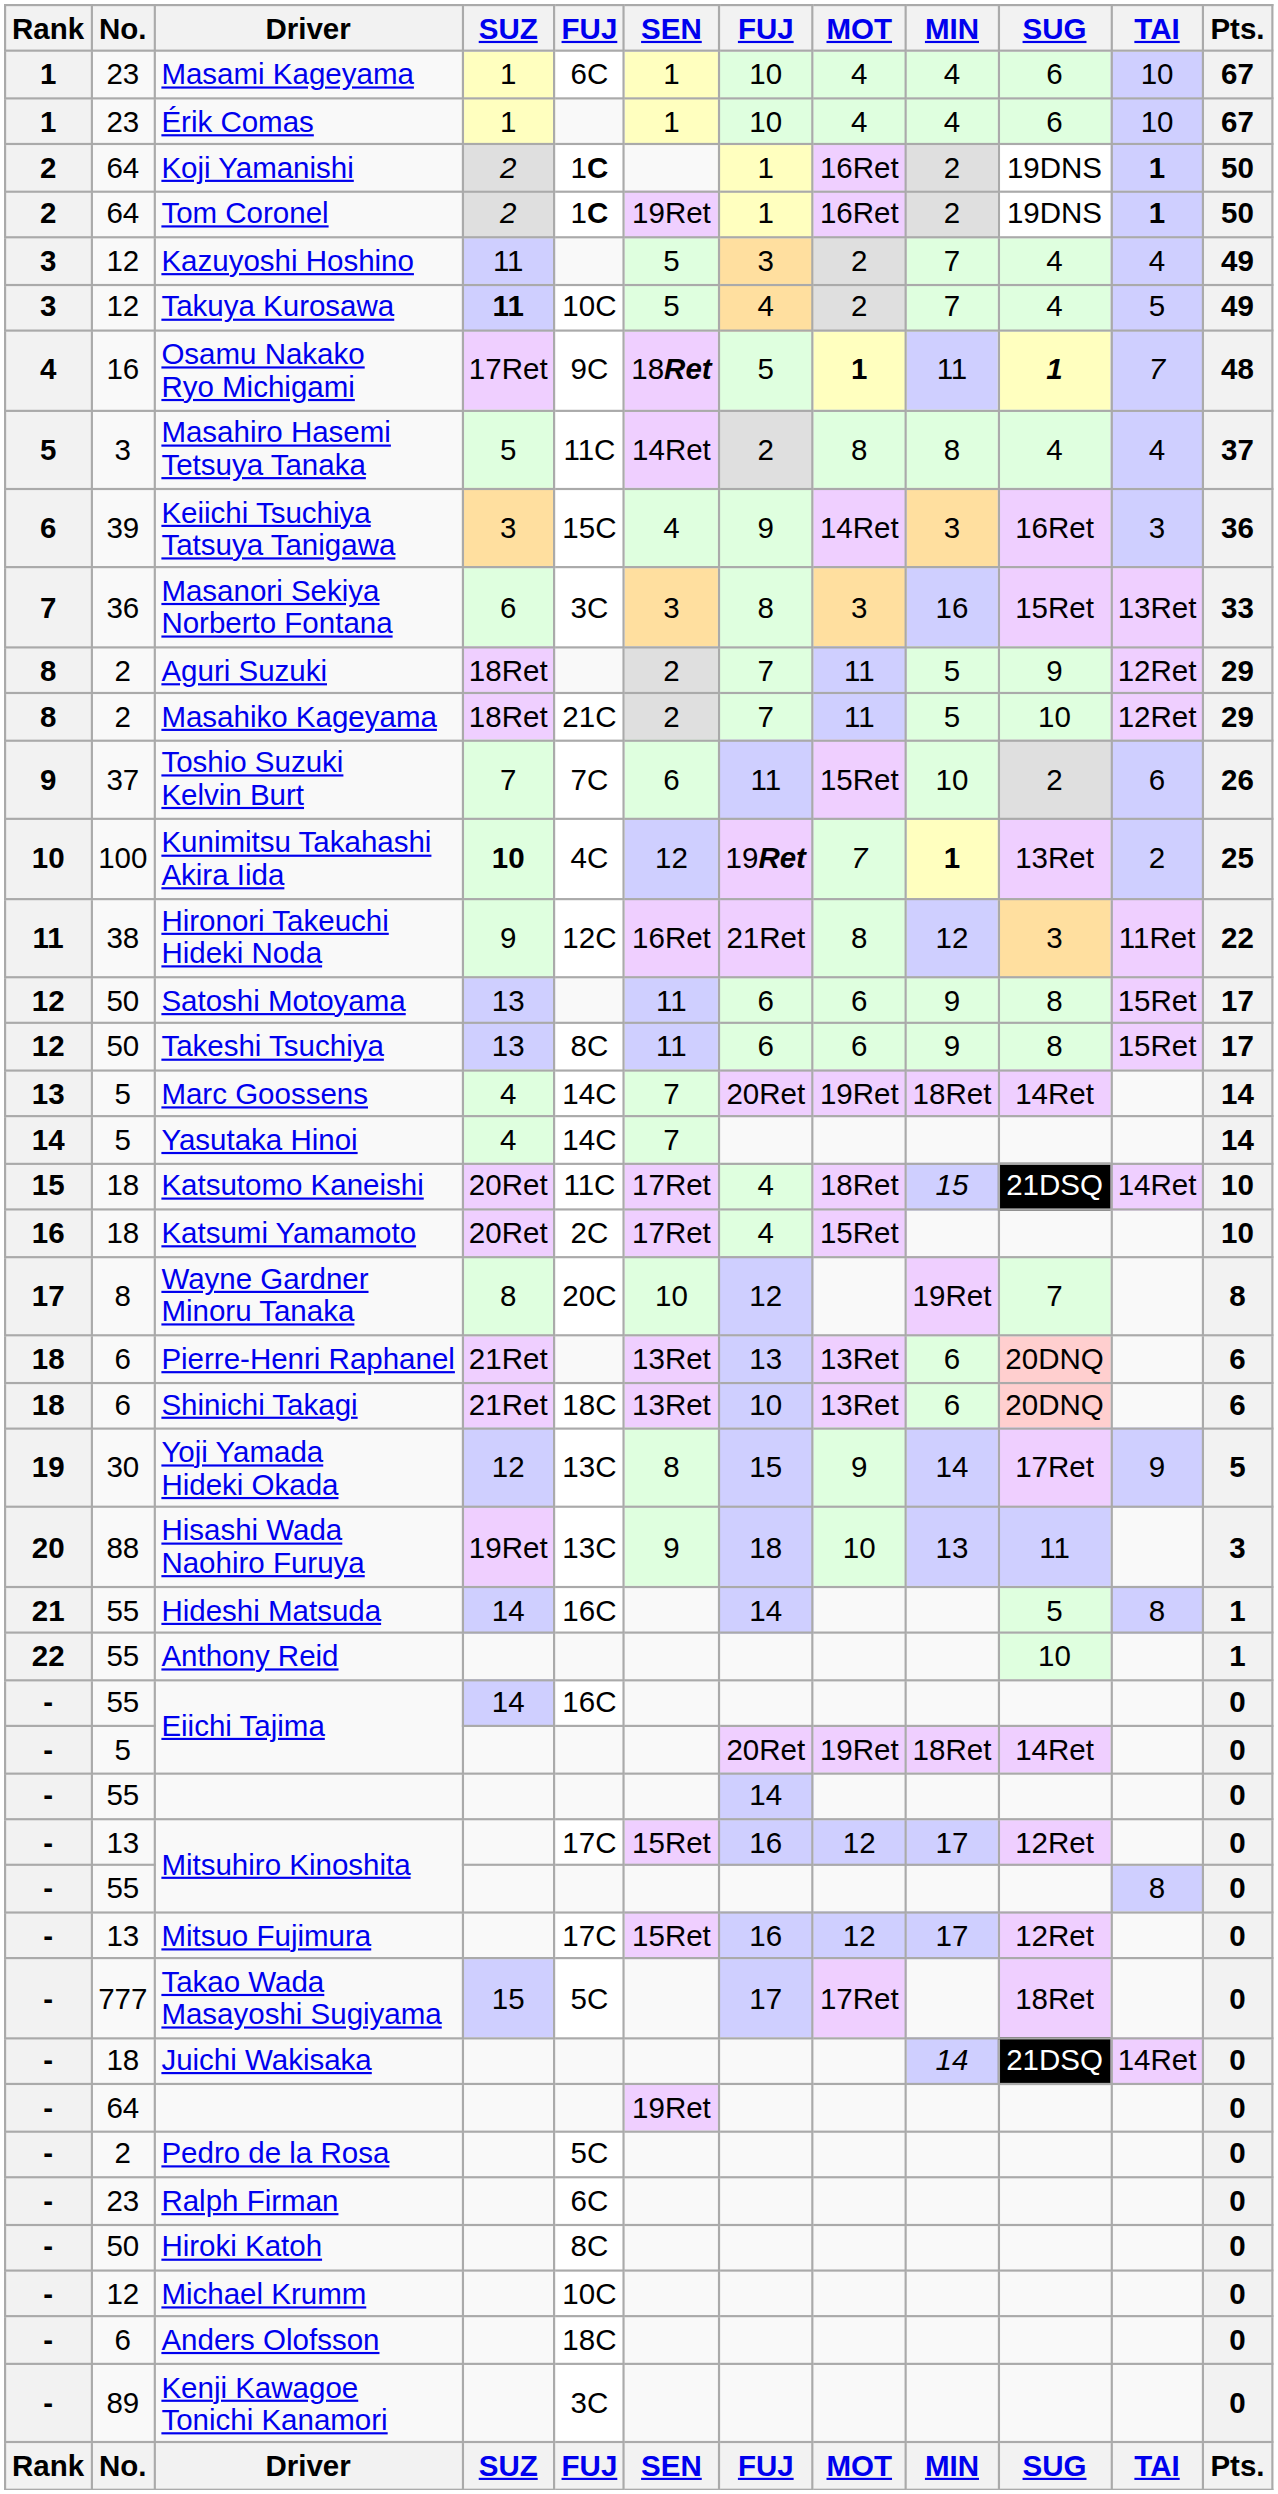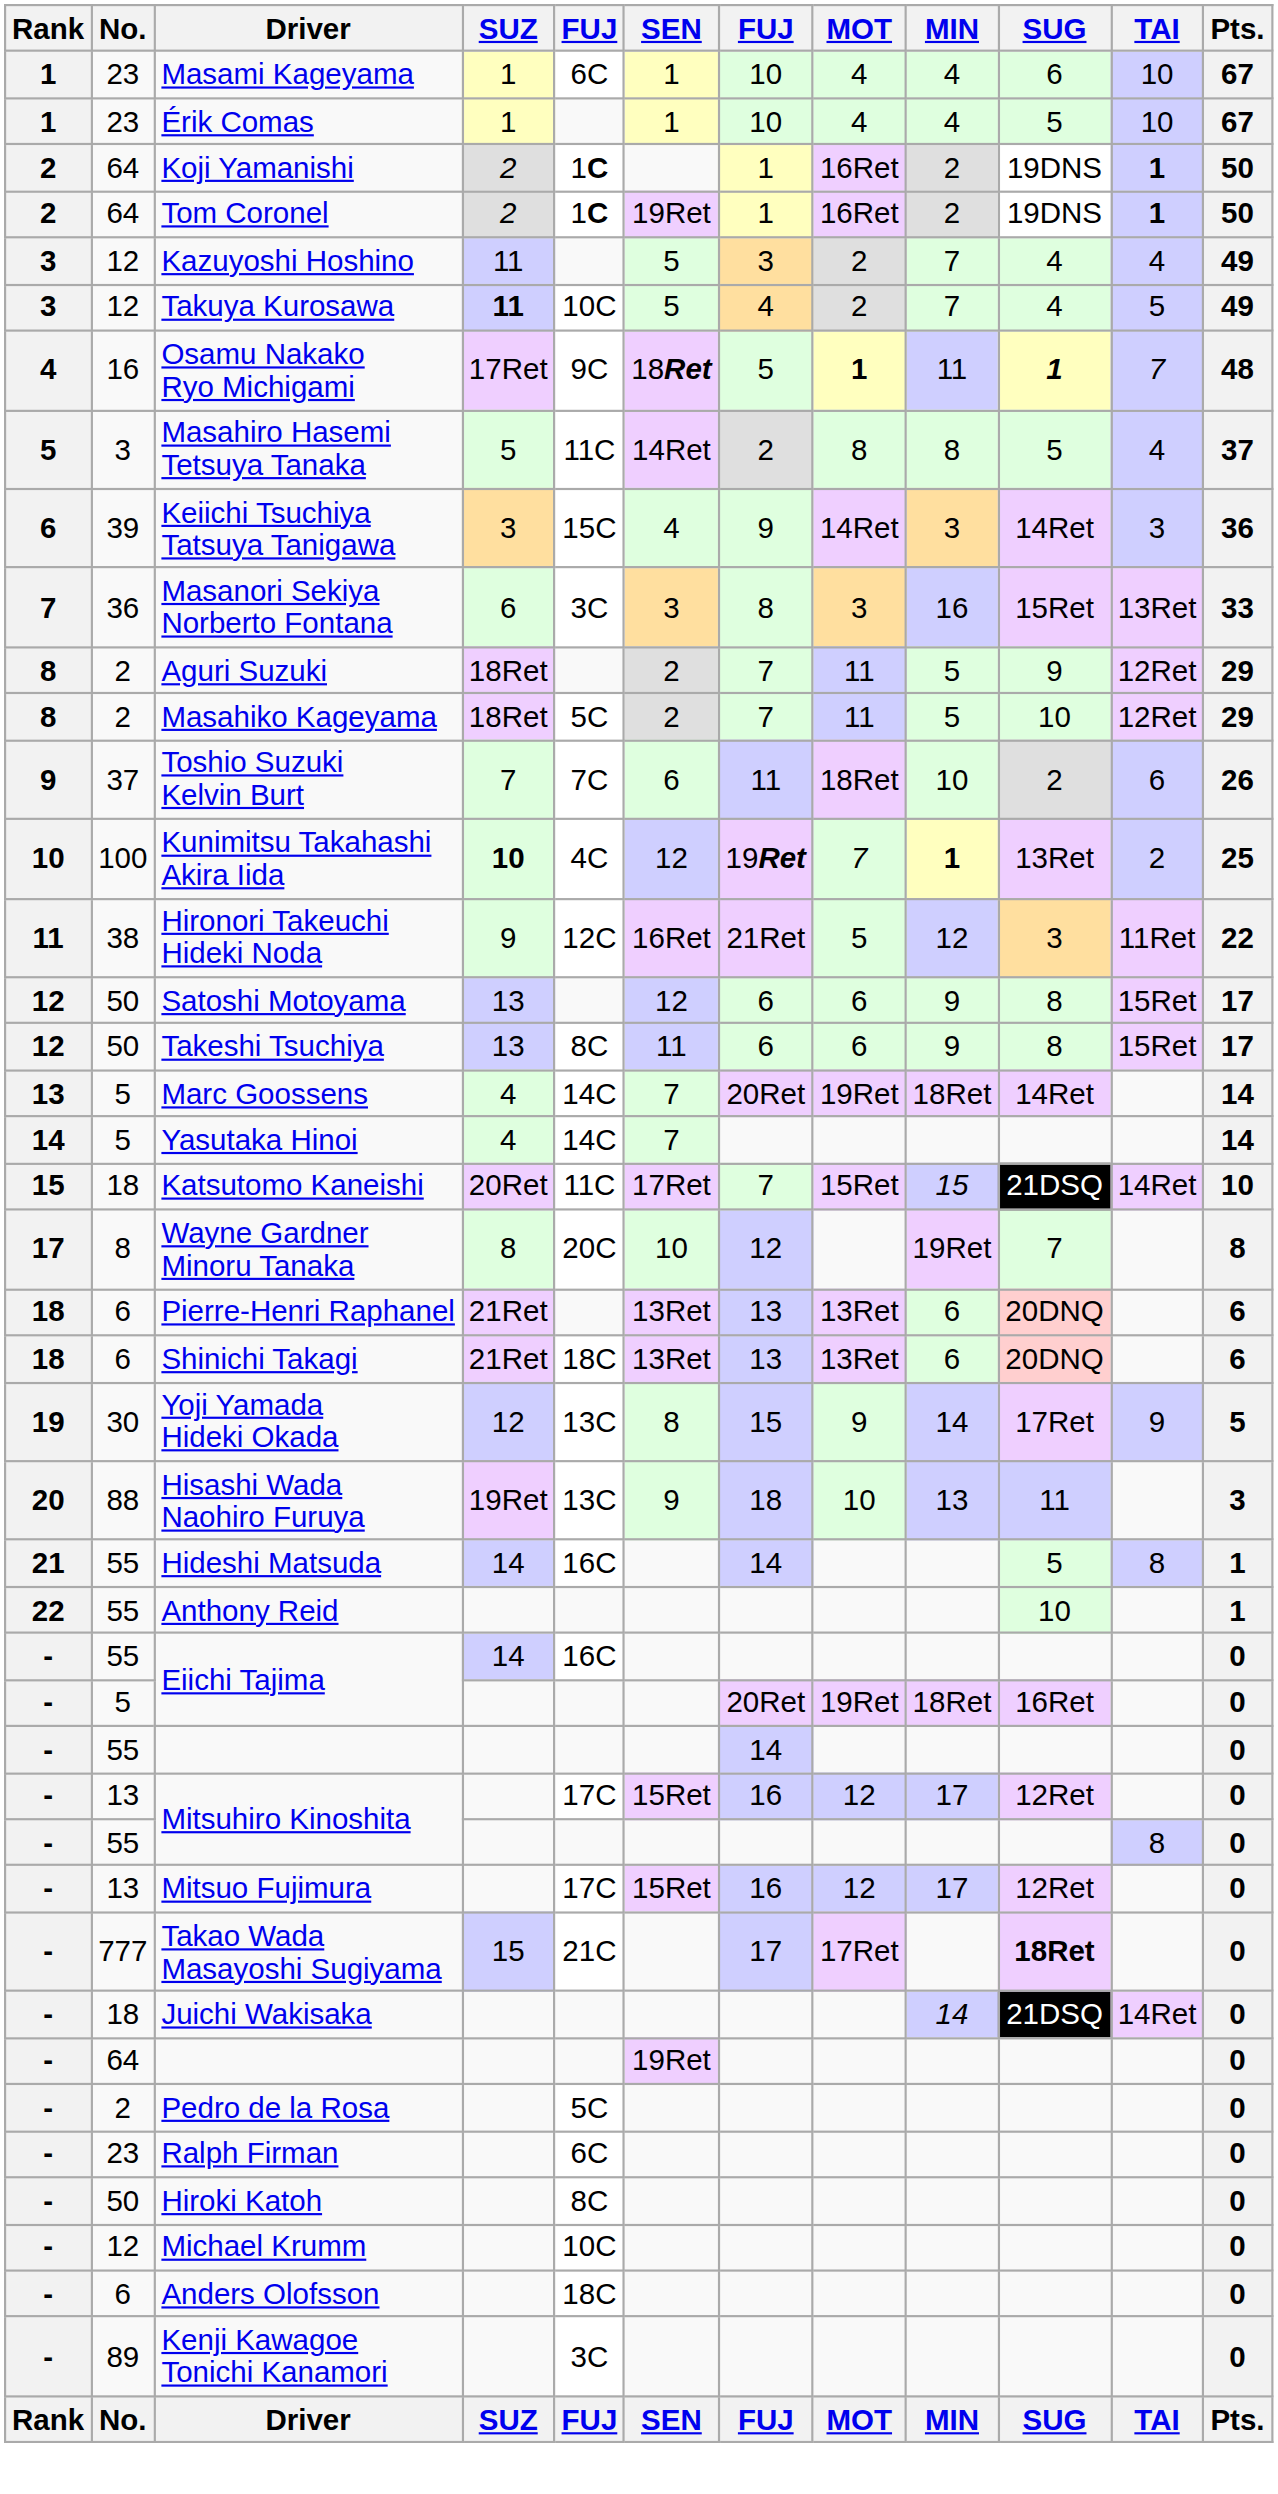(1055, 121) 6 -> (1055, 121) 5
(1055, 449) 4 -> (1055, 449) 5
(1055, 528) 16Ret -> (1055, 528) 14Ret
(589, 716) 21C -> (589, 716) 5C
(859, 779) 15Ret -> (859, 779) 18Ret
(859, 937) 8 -> (859, 937) 5
(671, 1000) 11 -> (671, 1000) 12
(766, 1186) 4 -> (766, 1186) 7
(859, 1186) 18Ret -> (859, 1186) 15Ret
- row: (123, 1233)
(766, 1405) 10 -> (766, 1358) 13
(1055, 1749) 14Ret -> (1055, 1703) 16Ret
(589, 1998) 5C -> (589, 1951) 21C
(1055, 1998) normal -> (1055, 1951) bold
